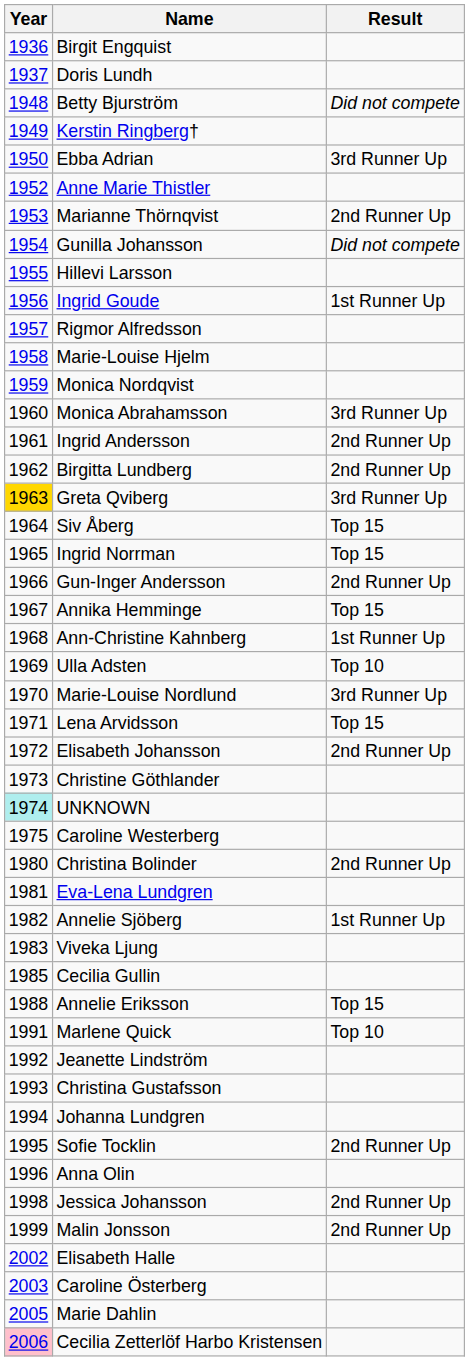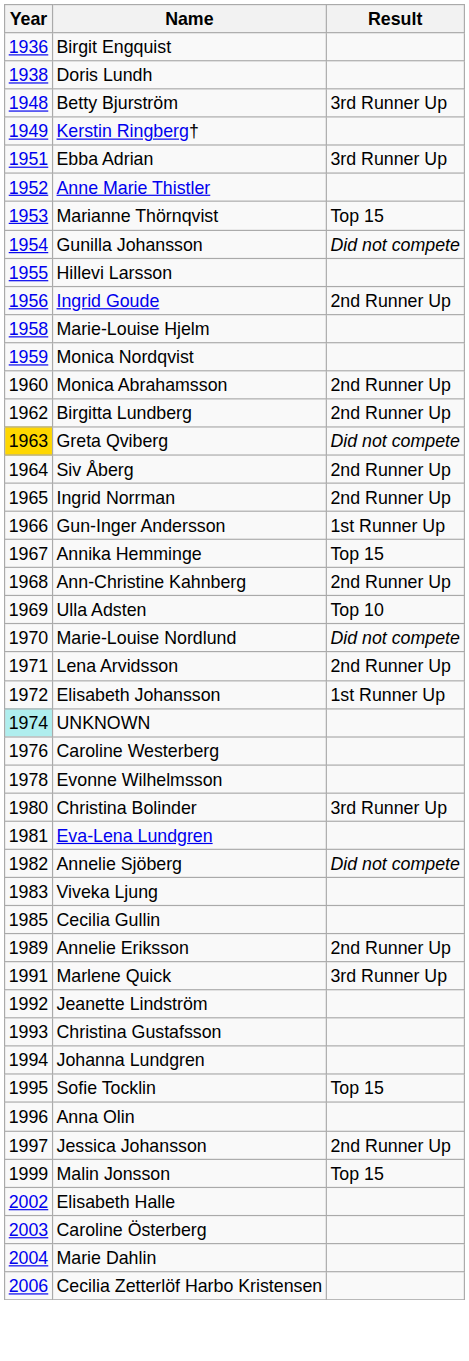(28, 75) 1937 -> (28, 75) 1938
(395, 103) Did not compete -> (389, 103) 3rd Runner Up
(28, 160) 1950 -> (28, 160) 1951
(391, 216) 2nd Runner Up -> (357, 216) Top 15
(388, 300) 1st Runner Up -> (391, 300) 2nd Runner Up
- row: (129, 329)
(389, 413) 3rd Runner Up -> (391, 385) 2nd Runner Up
- row: (123, 441)
(389, 497) 3rd Runner Up -> (395, 441) Did not compete
(357, 526) Top 15 -> (391, 469) 2nd Runner Up
(357, 554) Top 15 -> (391, 497) 2nd Runner Up
(391, 582) 2nd Runner Up -> (388, 526) 1st Runner Up
(388, 638) 1st Runner Up -> (391, 582) 2nd Runner Up
(389, 695) 3rd Runner Up -> (395, 638) Did not compete
(357, 723) Top 15 -> (391, 666) 2nd Runner Up
(391, 751) 2nd Runner Up -> (388, 695) 1st Runner Up
- row: (138, 779)
(28, 835) 1975 -> (28, 751) 1976
+ row: (139, 779)
(391, 863) 2nd Runner Up -> (389, 807) 3rd Runner Up
(388, 920) 1st Runner Up -> (395, 863) Did not compete
(28, 1004) 1988 -> (28, 948) 1989
(357, 1004) Top 15 -> (391, 948) 2nd Runner Up
(357, 1032) Top 10 -> (389, 976) 3rd Runner Up
(391, 1145) 2nd Runner Up -> (357, 1089) Top 15
(28, 1201) 1998 -> (28, 1145) 1997
(391, 1229) 2nd Runner Up -> (357, 1173) Top 15
(28, 1314) 2005 -> (28, 1258) 2004
(28, 1342) pink background -> (28, 1286) no background
